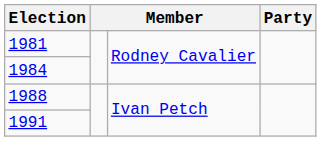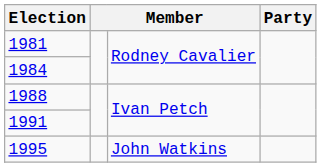+ row: (28, 149)
